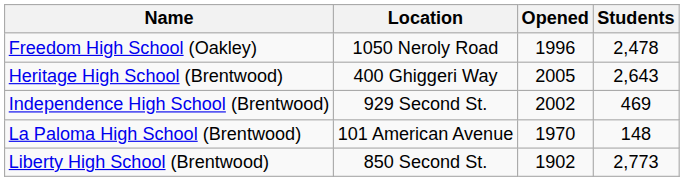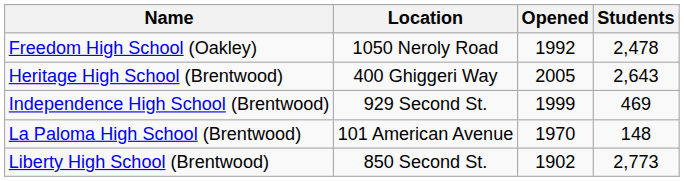(555, 47) 1996 -> (555, 47) 1992
(555, 104) 2002 -> (555, 104) 1999
